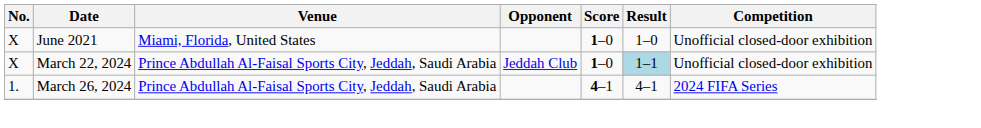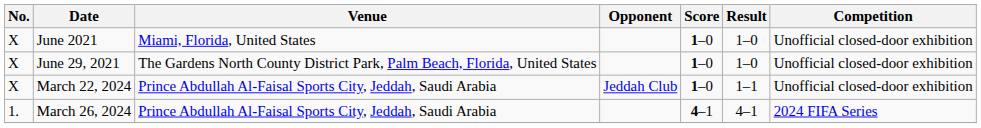+ row: (78, 63)
(646, 63) lightblue background -> (747, 87) no background
